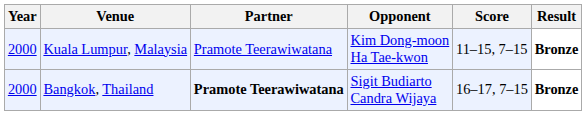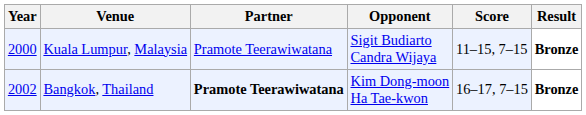(400, 49) Kim Dong-moon Ha Tae-kwon -> (393, 49) Sigit Budiarto Candra Wijaya
(22, 89) 2000 -> (22, 89) 2002
(393, 89) Sigit Budiarto Candra Wijaya -> (400, 89) Kim Dong-moon Ha Tae-kwon
